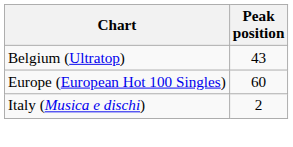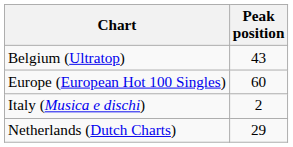+ row: (92, 130)
